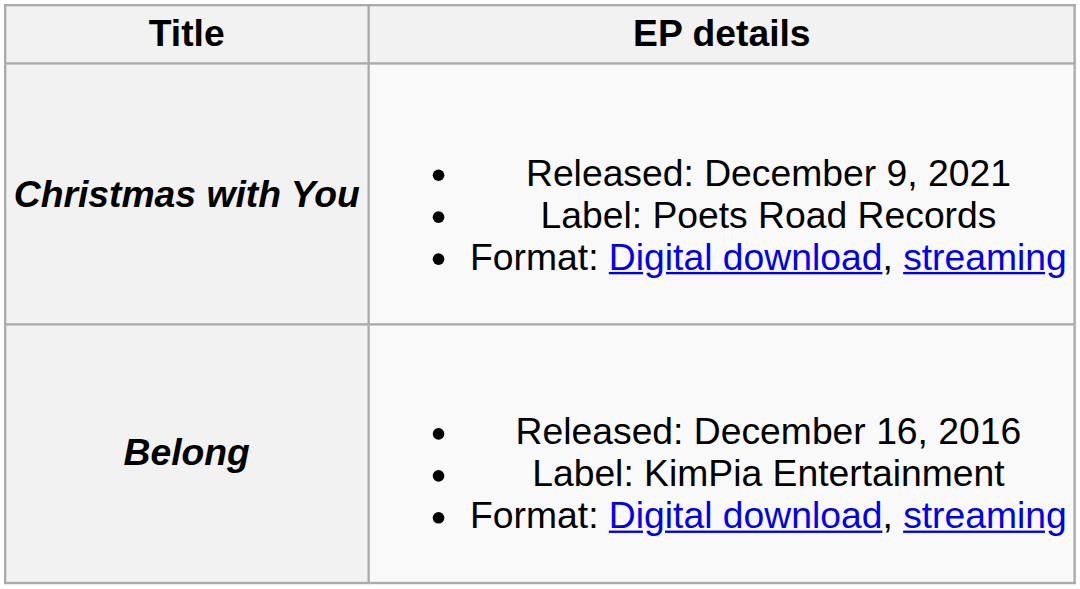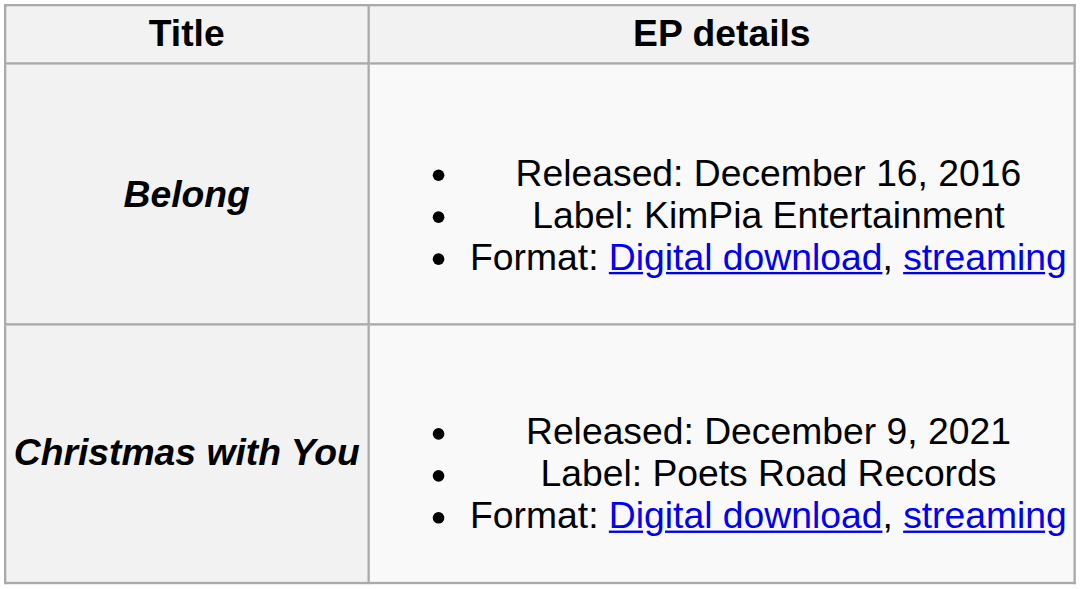rows swapped: (187, 452) <-> (187, 193)
